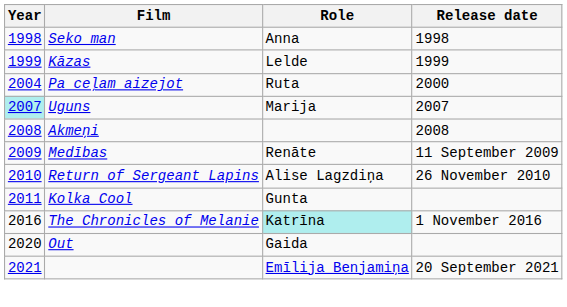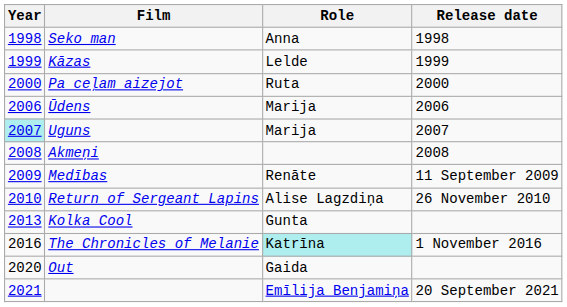(25, 85) 2004 -> (25, 85) 2000
+ row: (69, 108)
(25, 199) 2011 -> (25, 222) 2013
